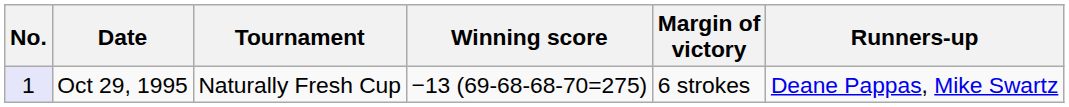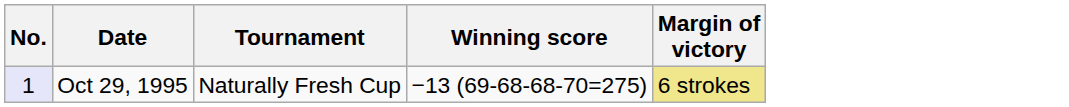- column: (915, 36)
(704, 85) no background -> (704, 85) khaki background
